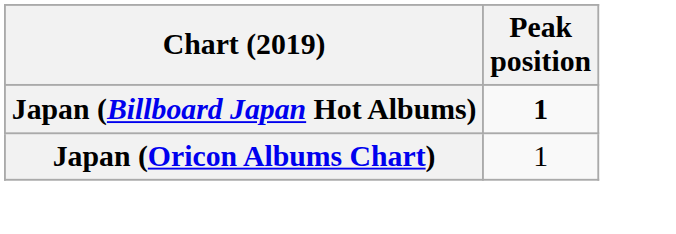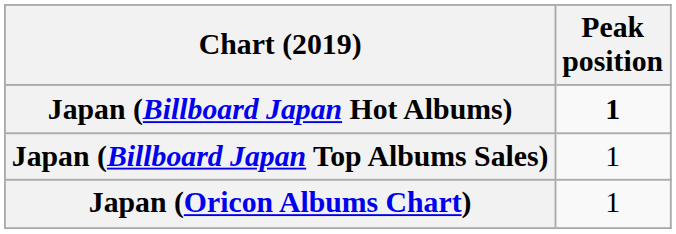+ row: (280, 155)
